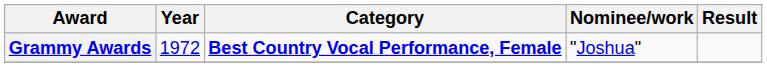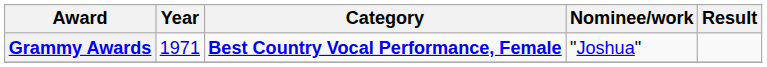(180, 47) 1972 -> (180, 47) 1971
